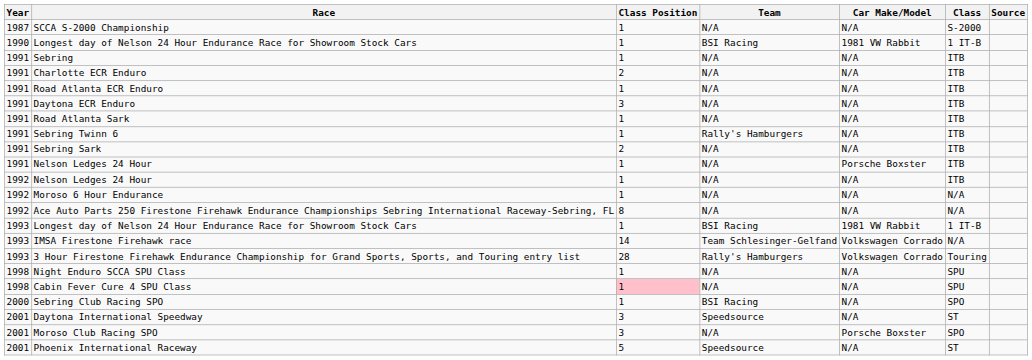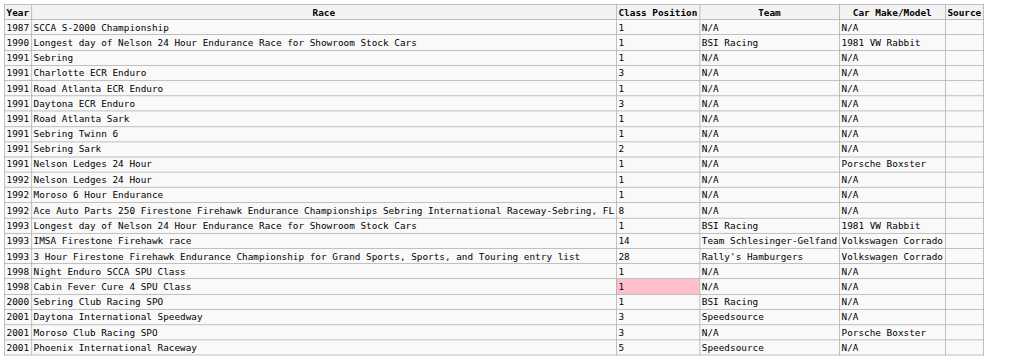- column: (967, 12)
(621, 73) 2 -> (621, 73) 3
(753, 134) Rally's Hamburgers -> (710, 134) N/A
